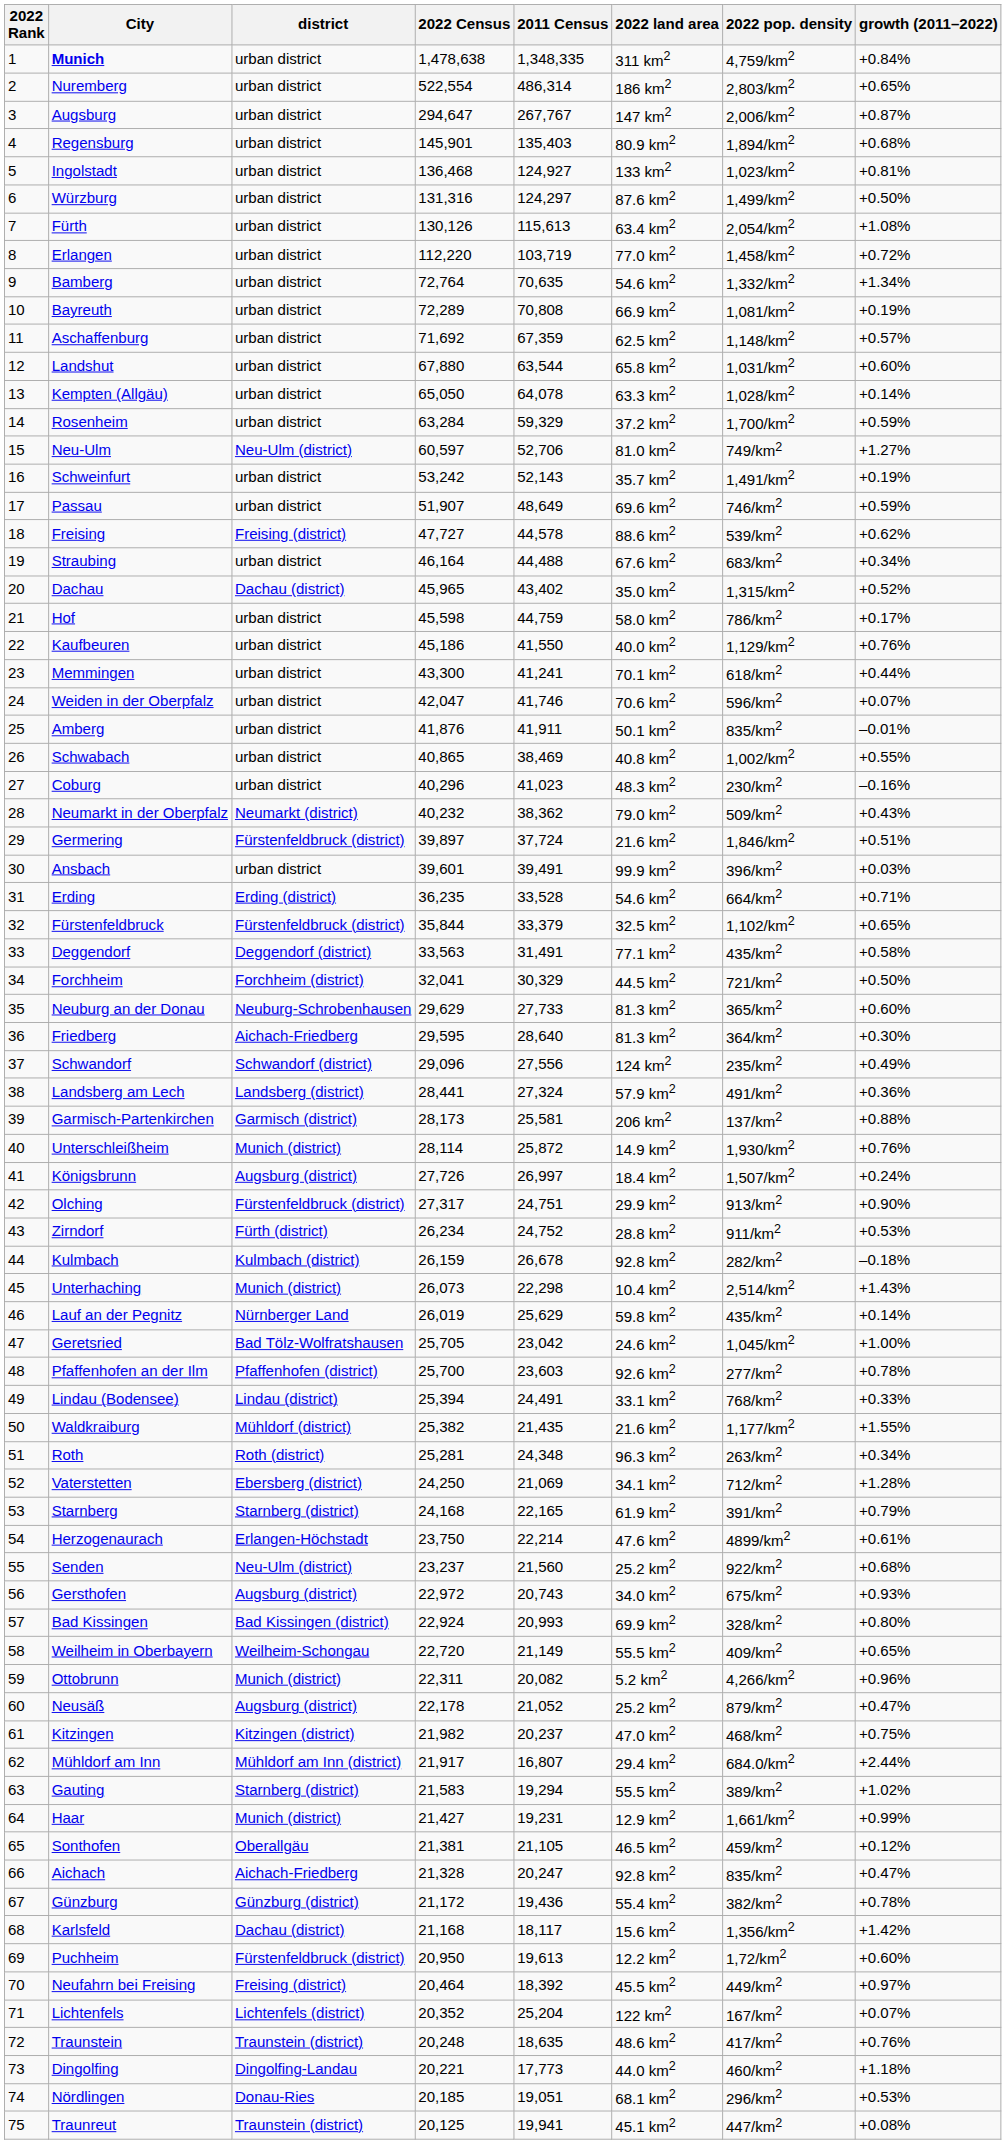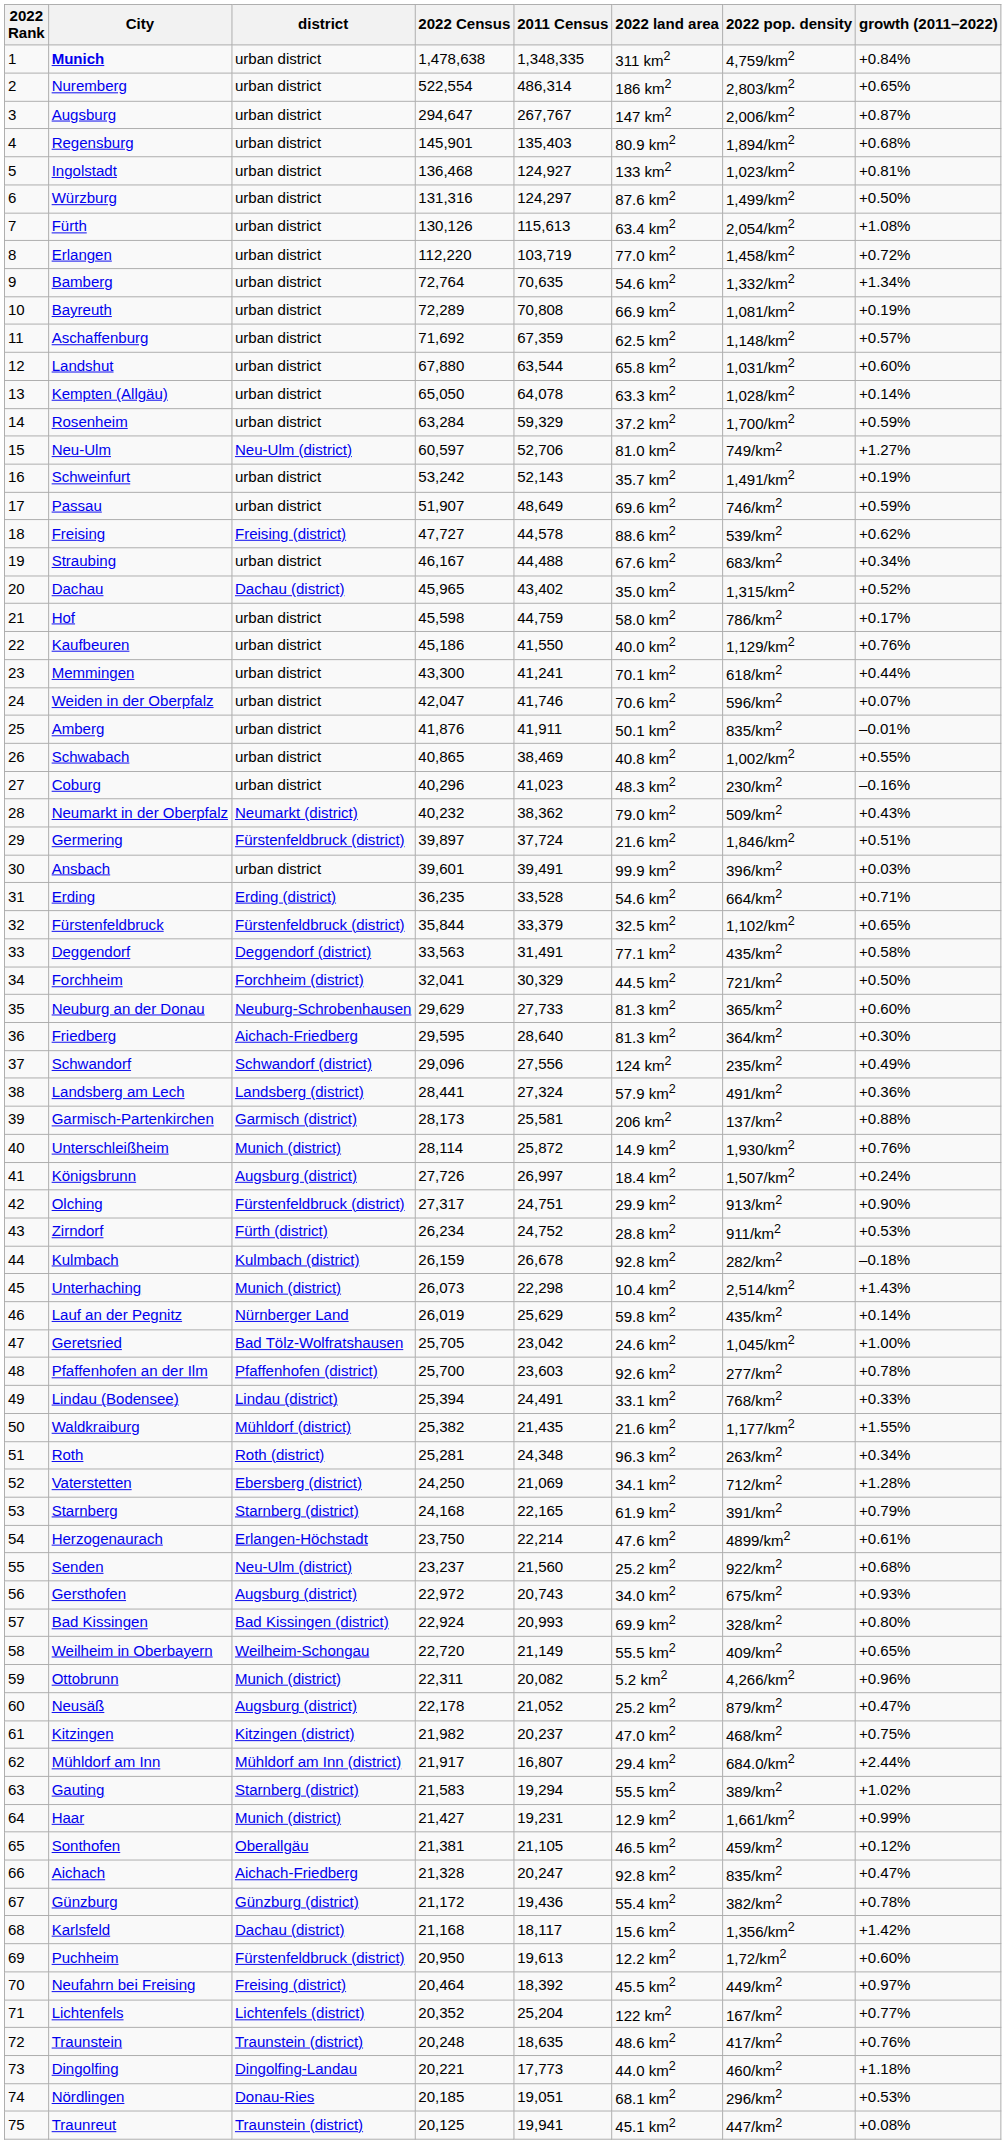(441, 561) 46,164 -> (441, 561) 46,167
(885, 2013) +0.07% -> (885, 2013) +0.77%
